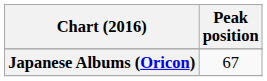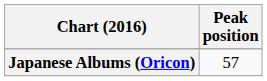(231, 62) 67 -> (231, 62) 57
